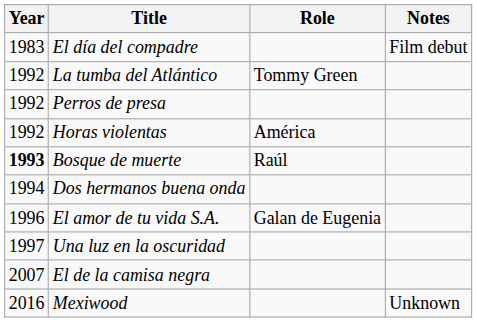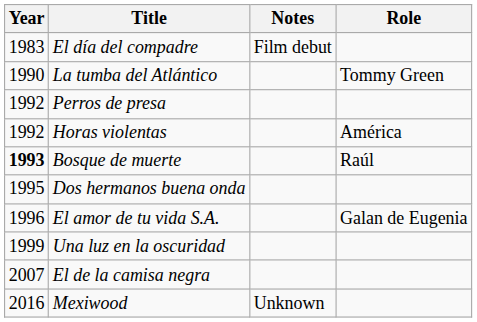columns swapped: (317, 18) <-> (428, 18)
(27, 75) 1992 -> (27, 75) 1990
(27, 189) 1994 -> (27, 189) 1995
(27, 246) 1997 -> (27, 246) 1999
